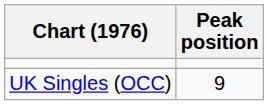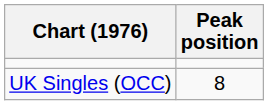(220, 83) 9 -> (220, 83) 8
